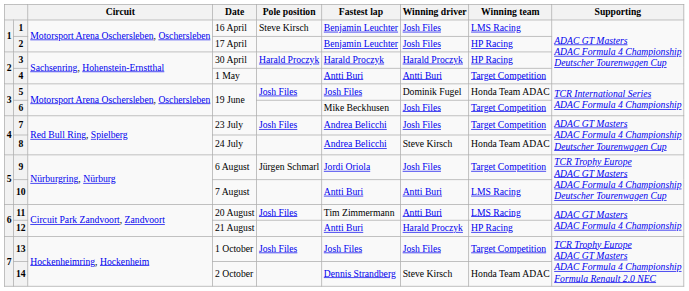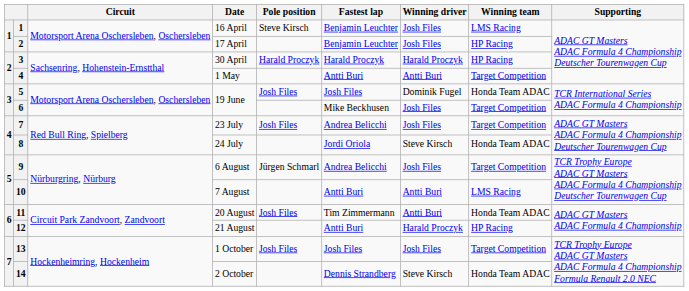(355, 144) Andrea Belicchi -> (347, 144) Jordi Oriola
(347, 166) Jordi Oriola -> (355, 166) Andrea Belicchi
(496, 212) LMS Racing -> (510, 212) Honda Team ADAC
